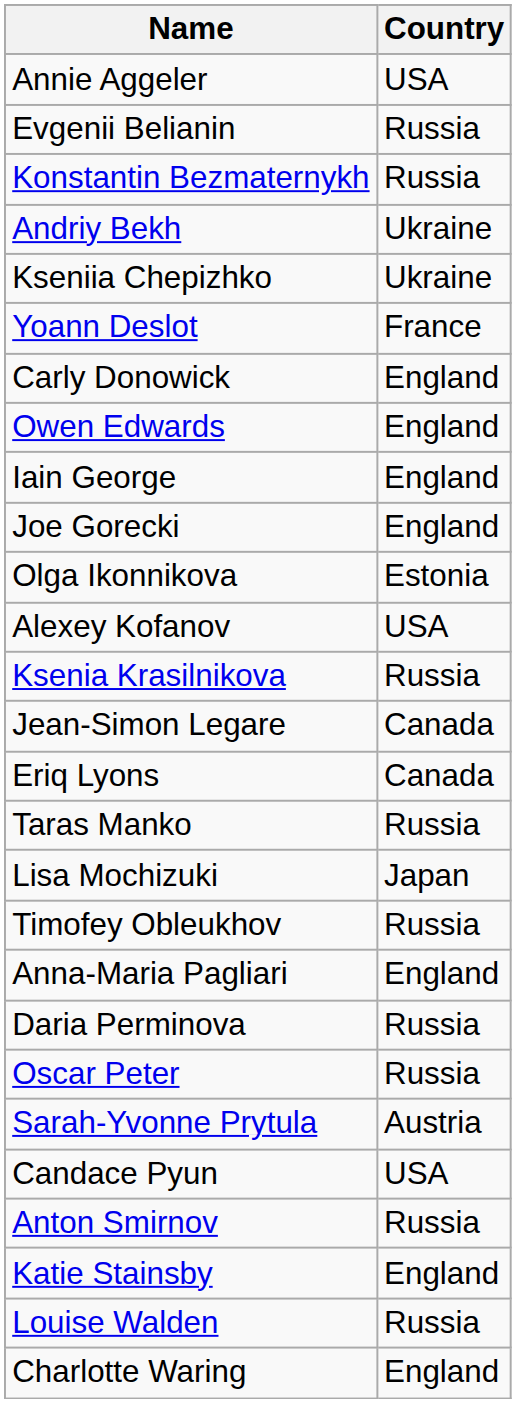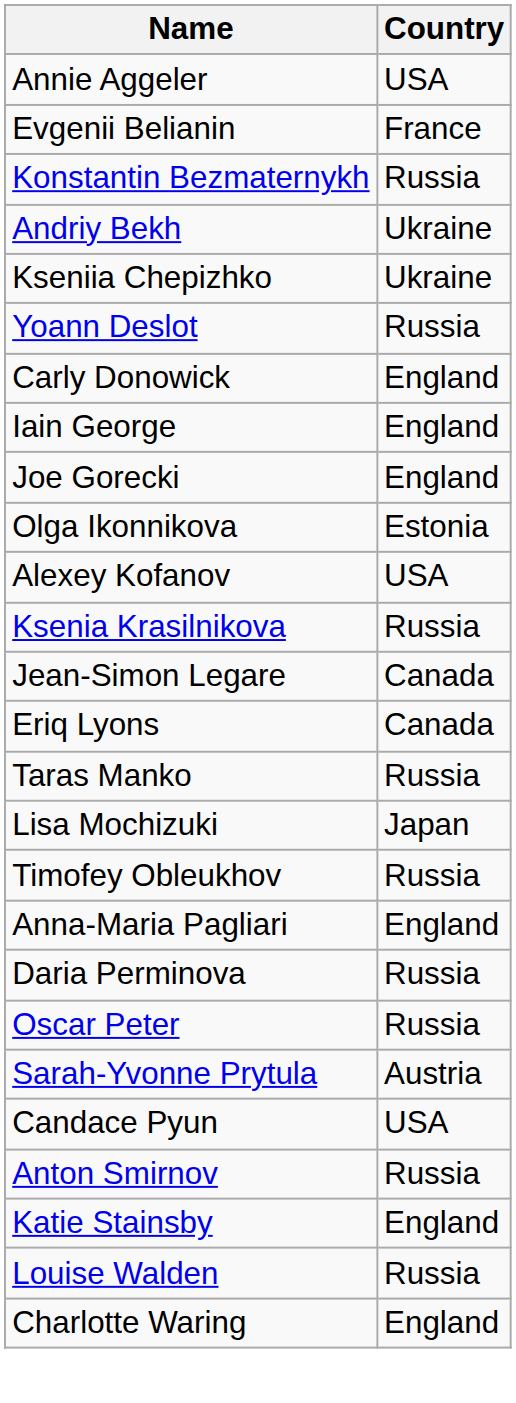(432, 128) Russia -> (433, 128) France
(433, 327) France -> (432, 327) Russia
- row: (119, 427)
